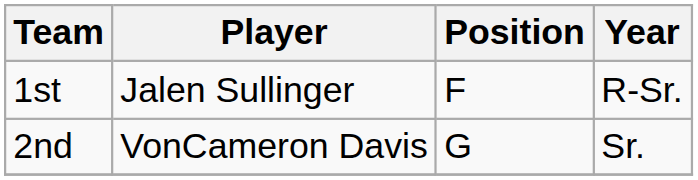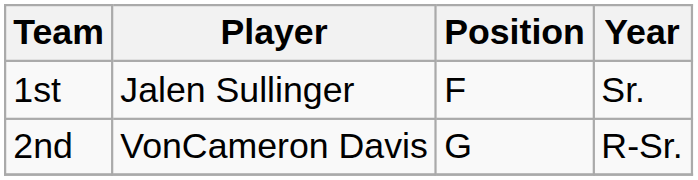(642, 89) R-Sr. -> (623, 89) Sr.
(623, 145) Sr. -> (642, 145) R-Sr.
